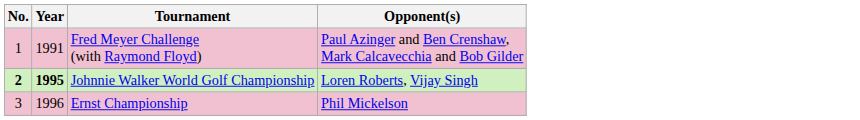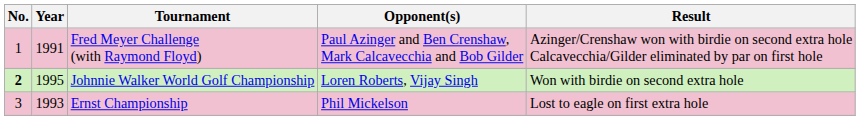+ column: (691, 16)
(50, 80) bold -> (50, 80) normal
(50, 104) 1996 -> (50, 104) 1993
